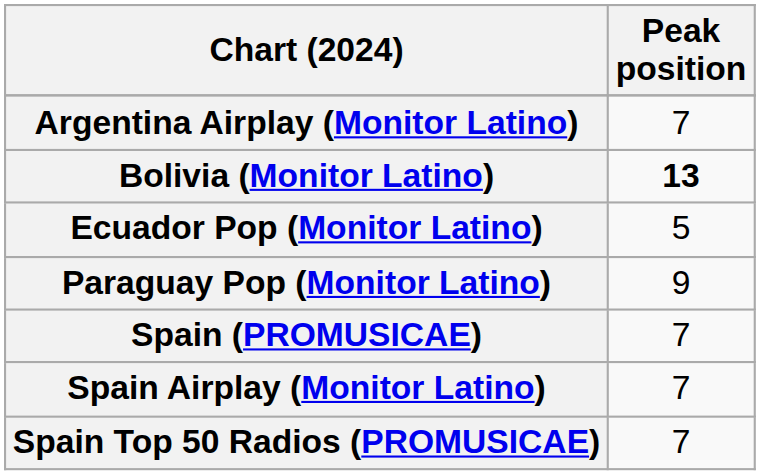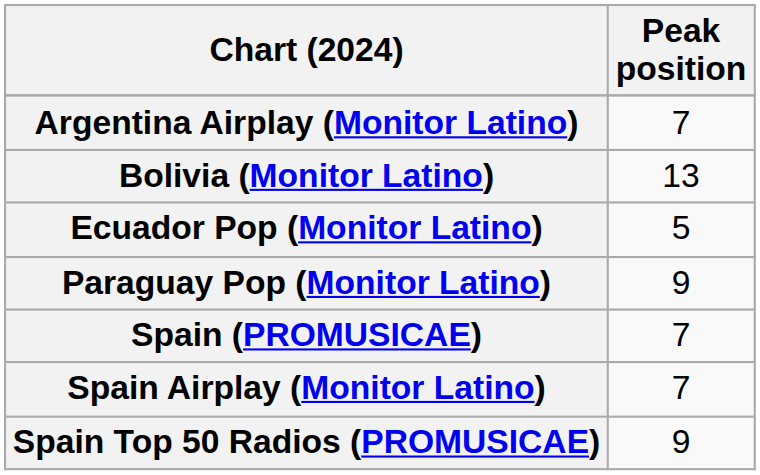(681, 175) bold -> (681, 175) normal
(681, 441) 7 -> (681, 441) 9
